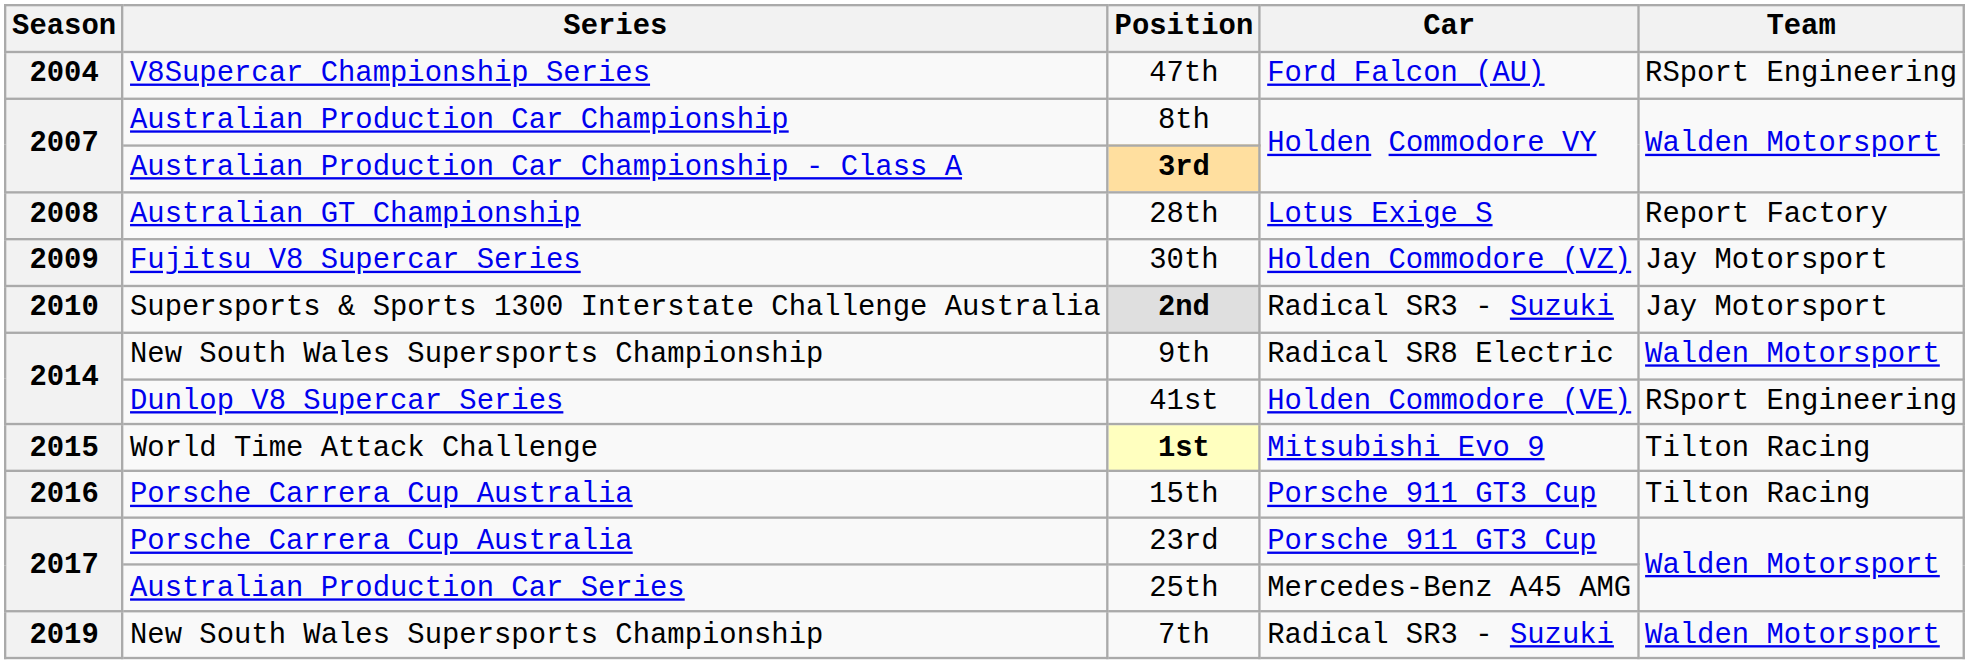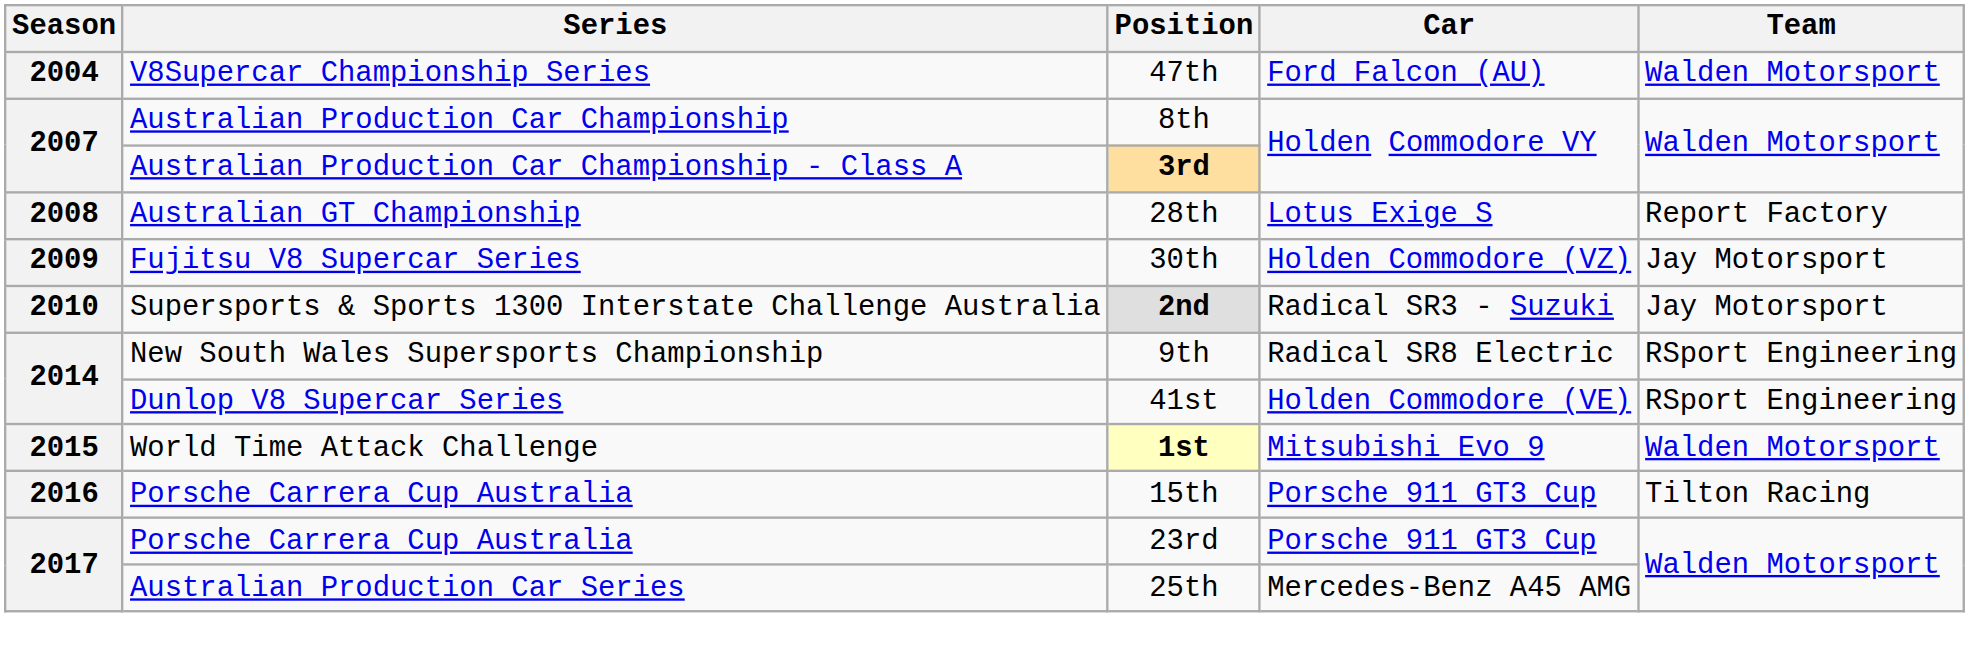(1801, 75) RSport Engineering -> (1792, 75) Walden Motorsport
(1792, 355) Walden Motorsport -> (1801, 355) RSport Engineering
(1758, 449) Tilton Racing -> (1792, 449) Walden Motorsport
- row: (1184, 635)
